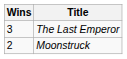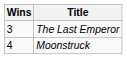(10, 45) 2 -> (10, 45) 4
